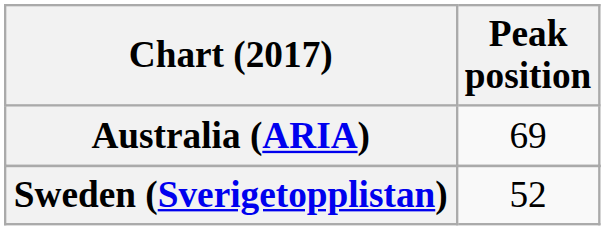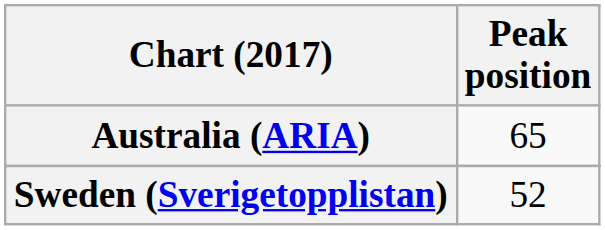(528, 135) 69 -> (528, 135) 65
